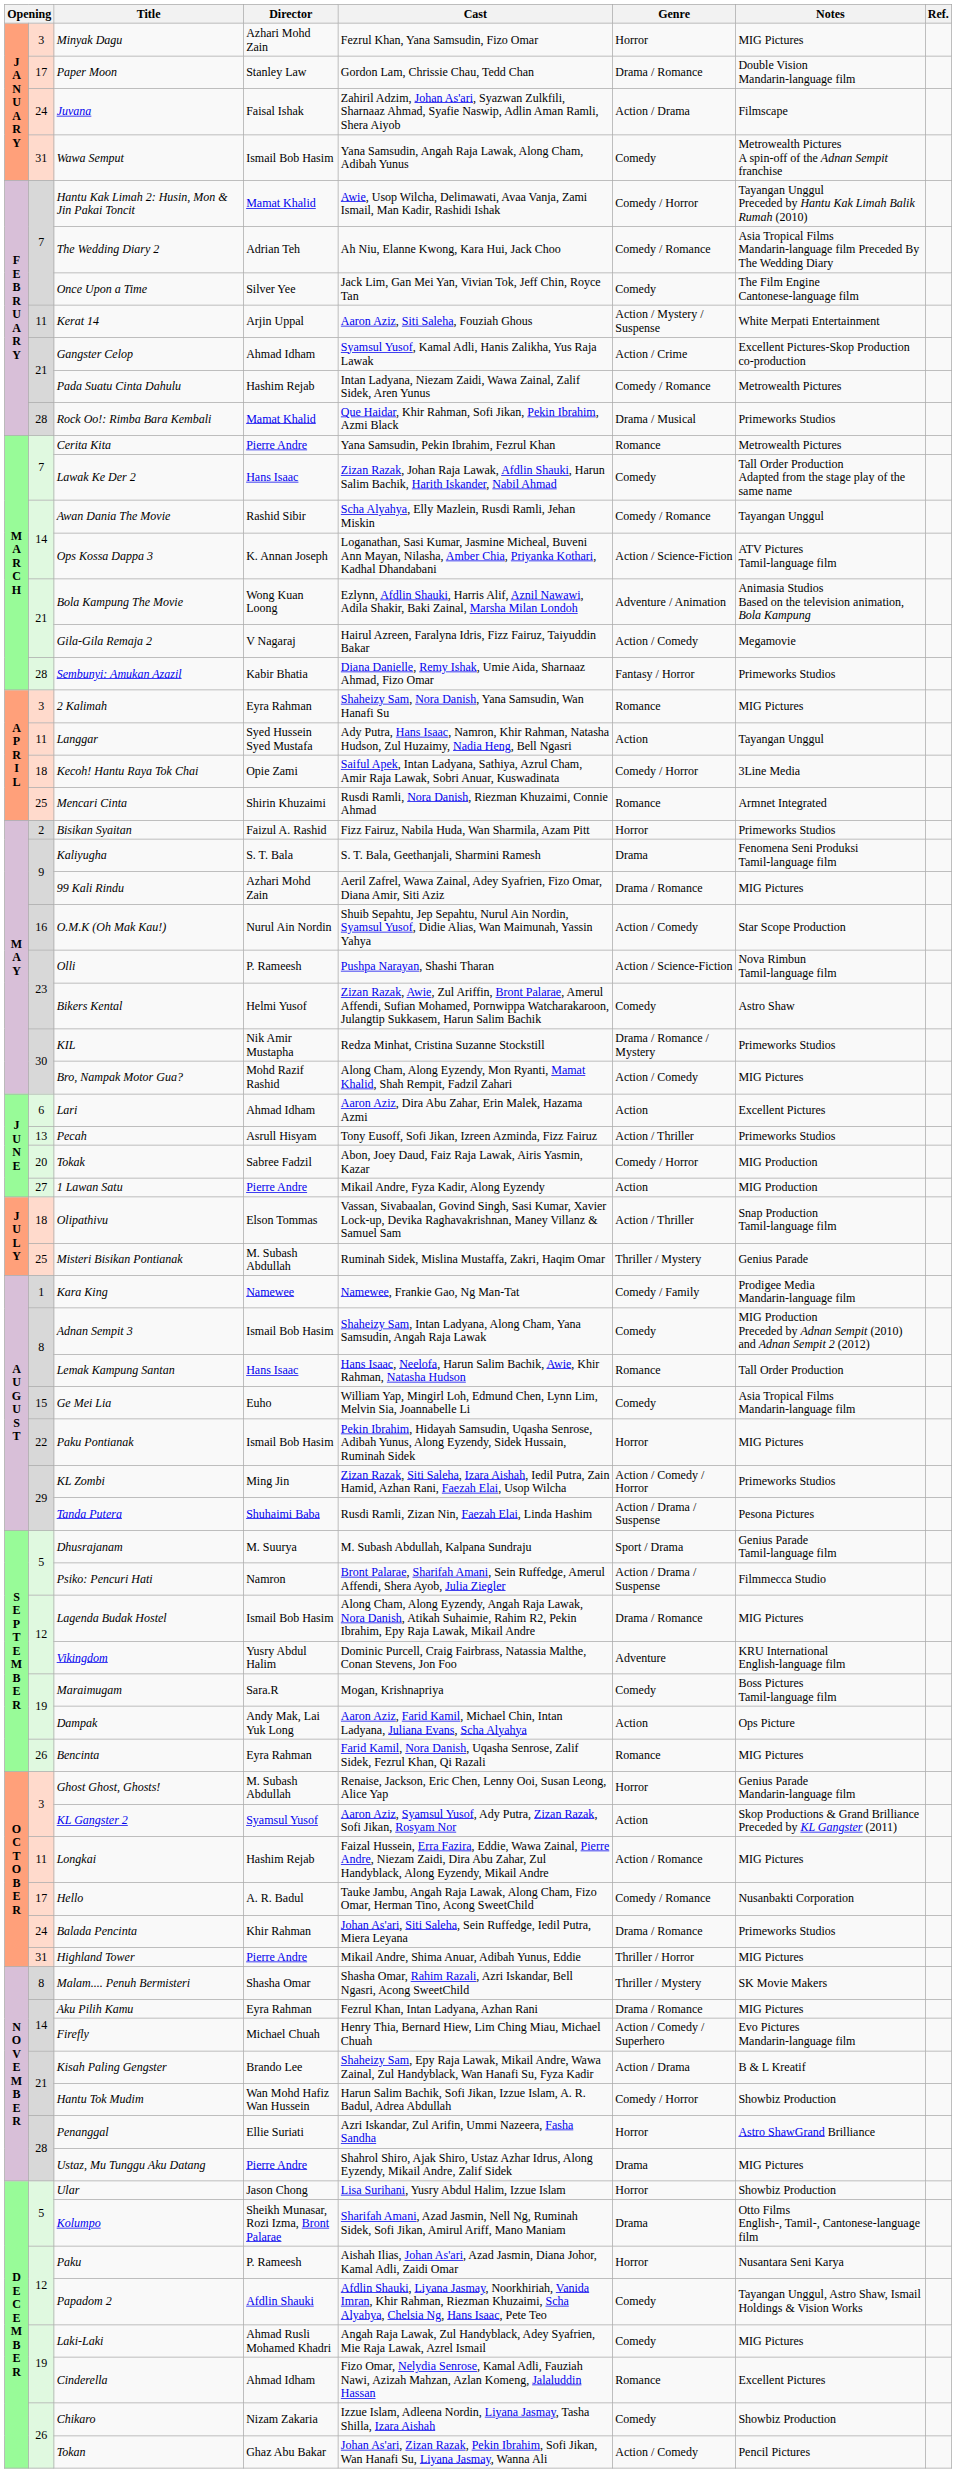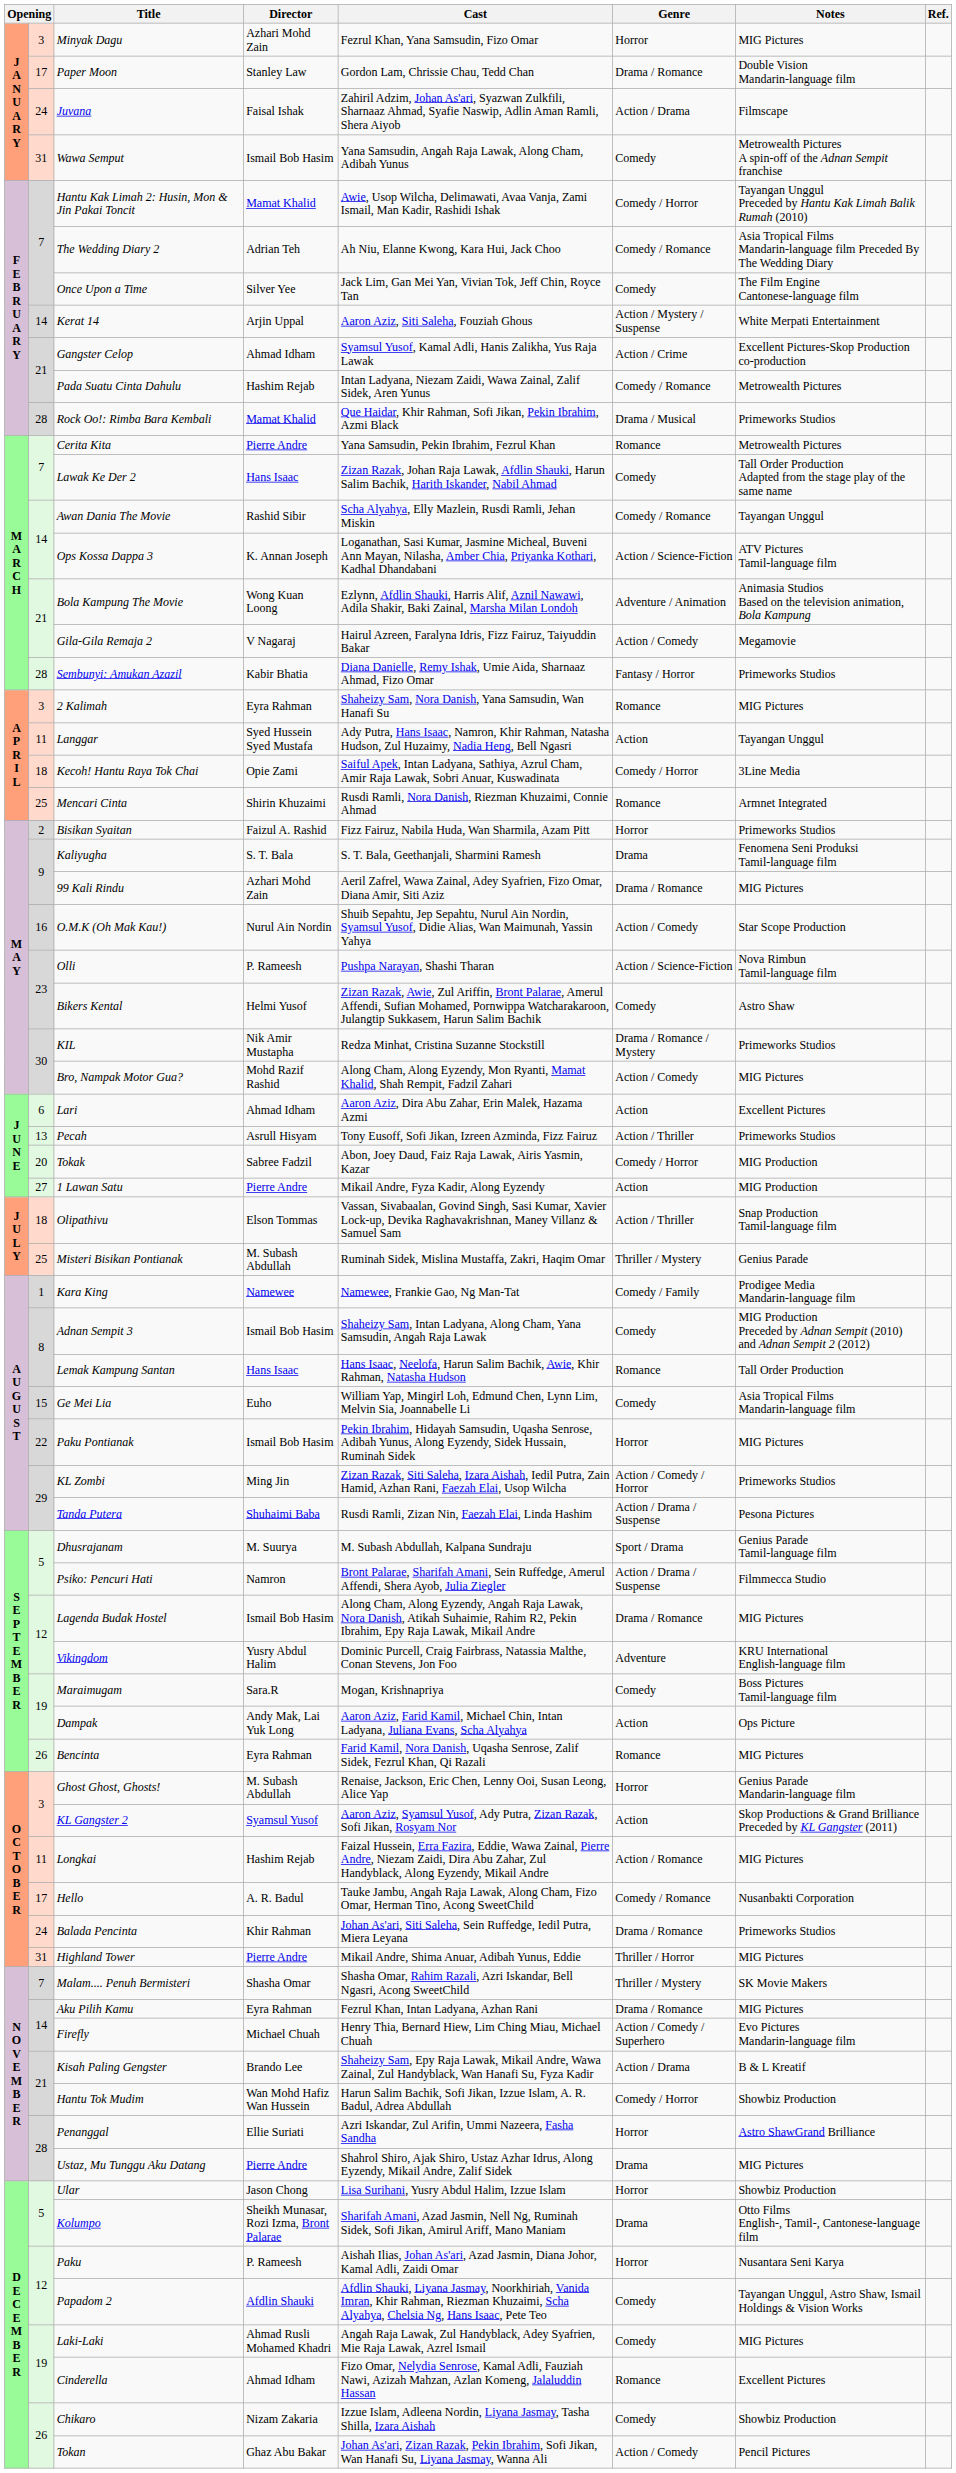(41, 321) 11 -> (41, 321) 14
(41, 1983) 8 -> (41, 1983) 7
